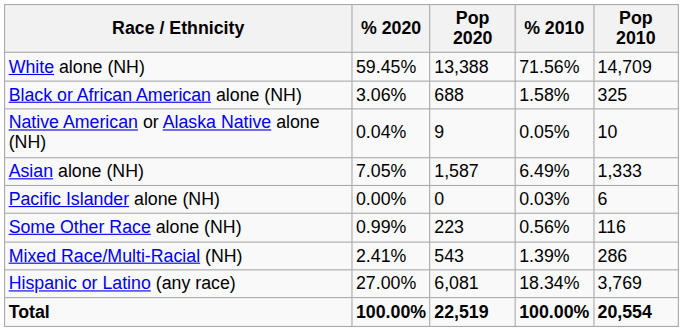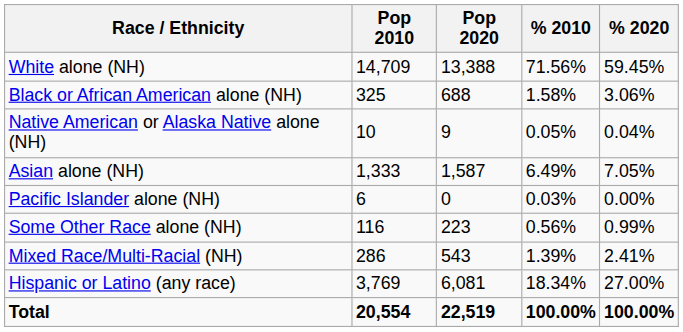columns swapped: (636, 28) <-> (391, 28)
